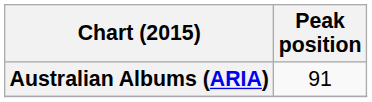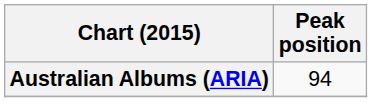(320, 79) 91 -> (320, 79) 94
